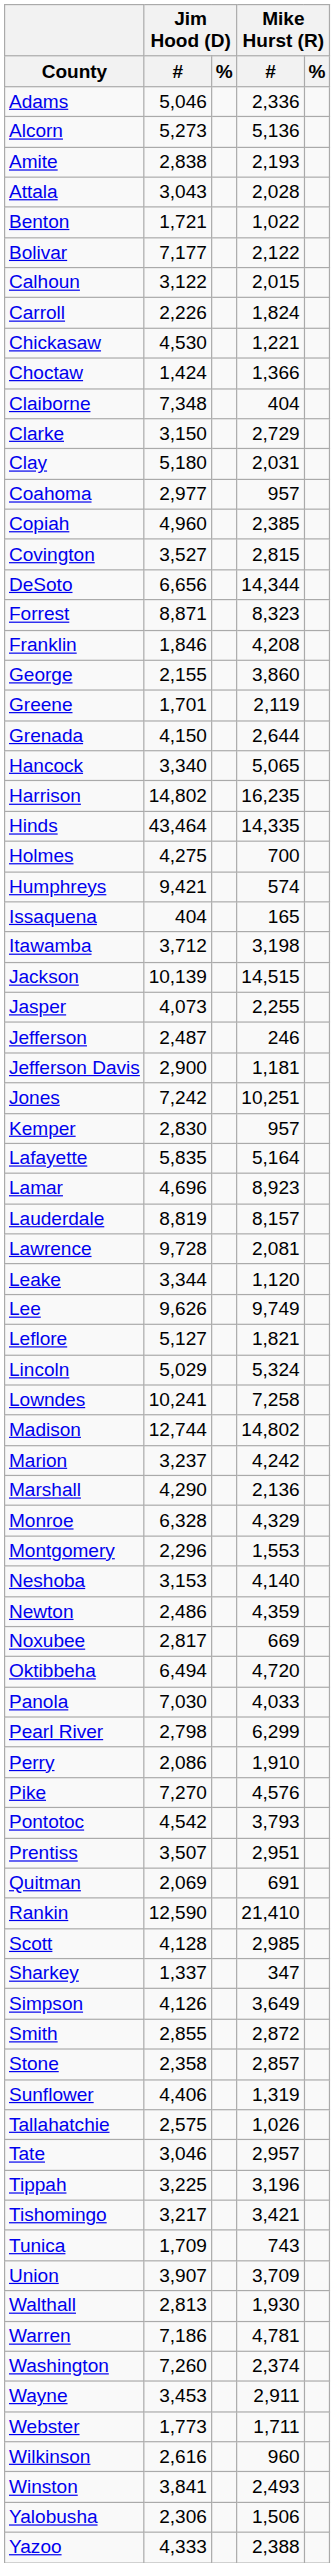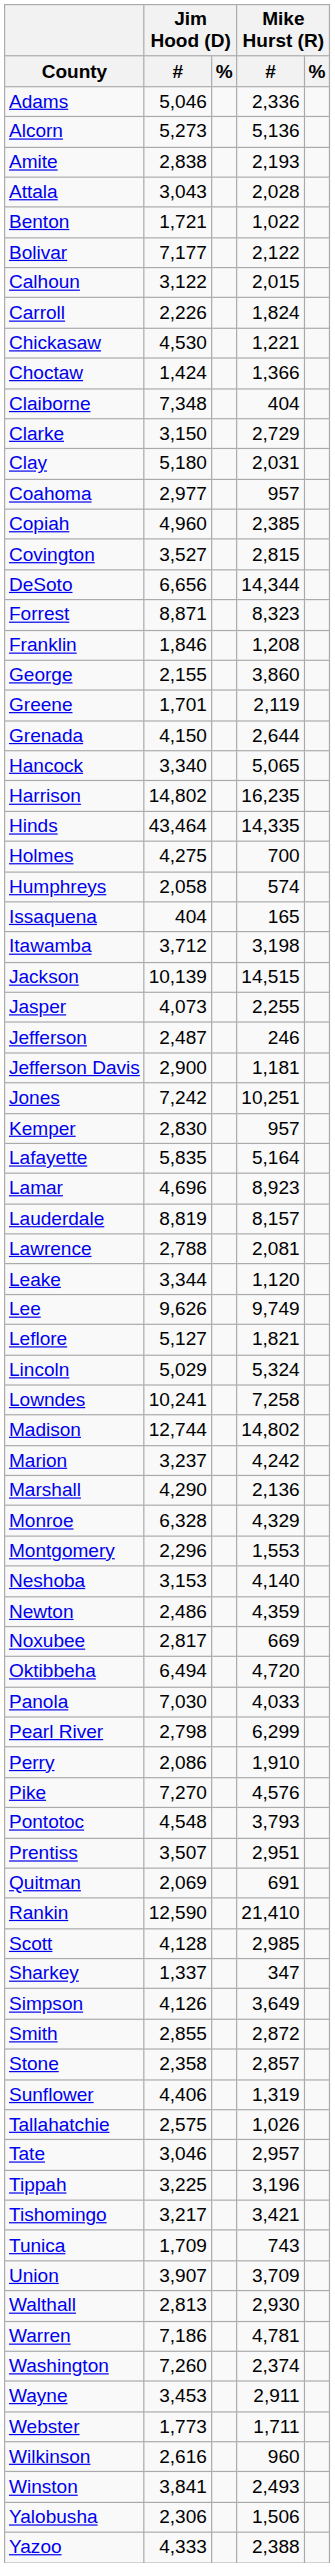(276, 644) 4,208 -> (276, 644) 1,208
(183, 886) 9,421 -> (183, 886) 2,058
(183, 1248) 9,728 -> (183, 1248) 2,788
(183, 1822) 4,542 -> (183, 1822) 4,548
(276, 2305) 1,930 -> (276, 2305) 2,930
